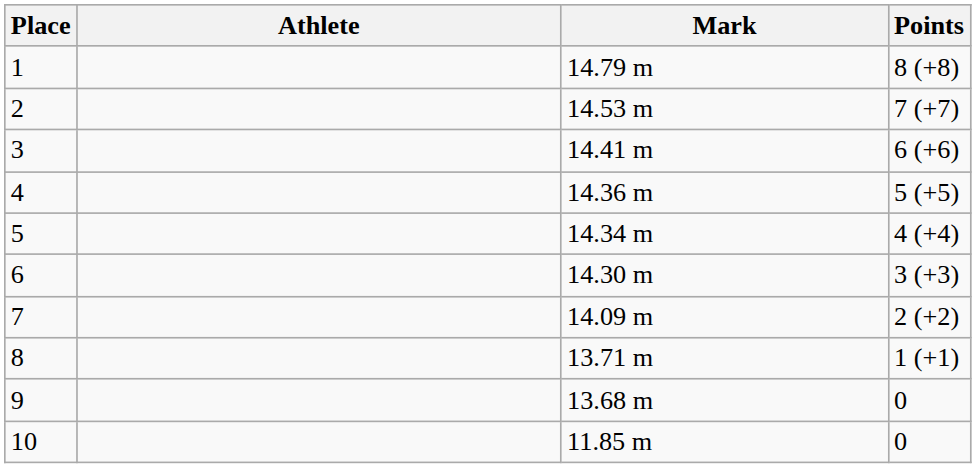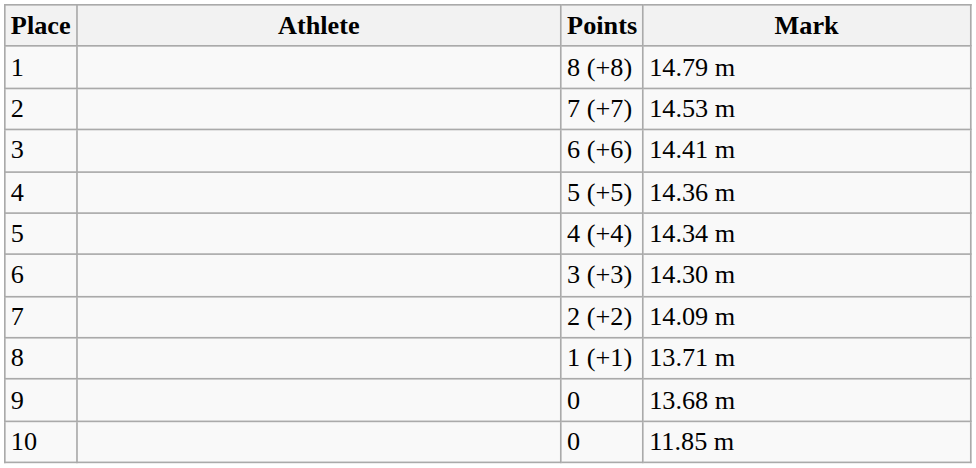columns swapped: (725, 25) <-> (929, 25)
